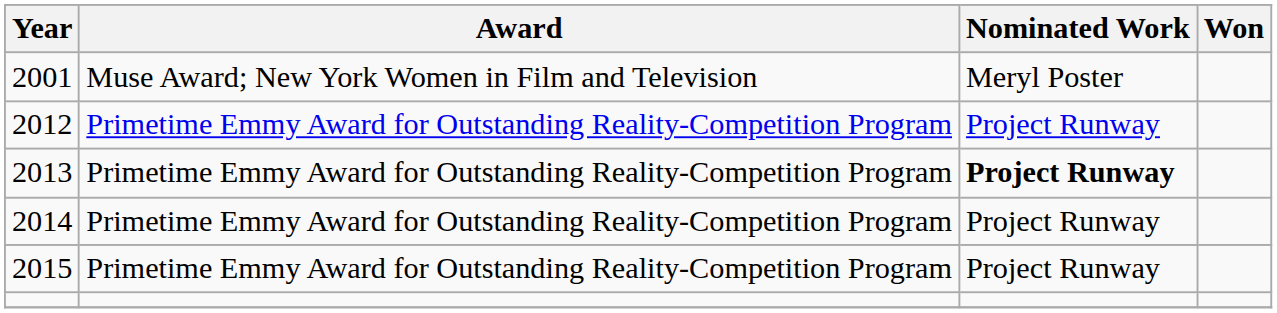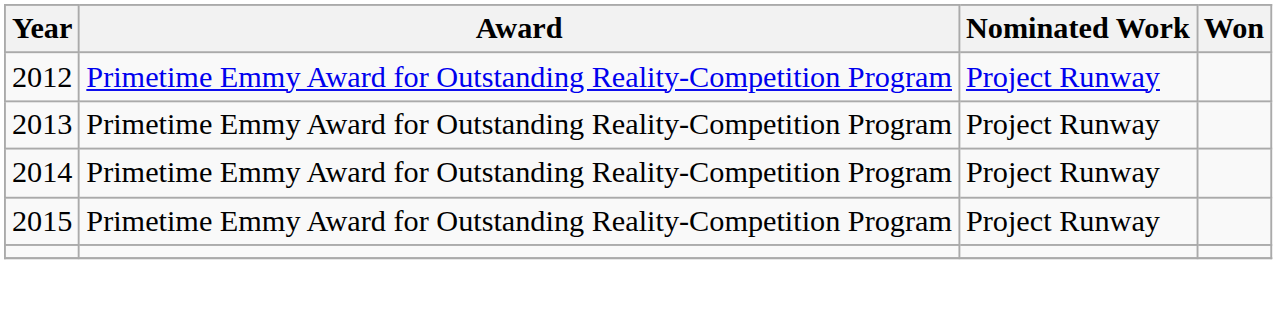- row: (42, 76)
(1070, 172) bold -> (1063, 124) normal
